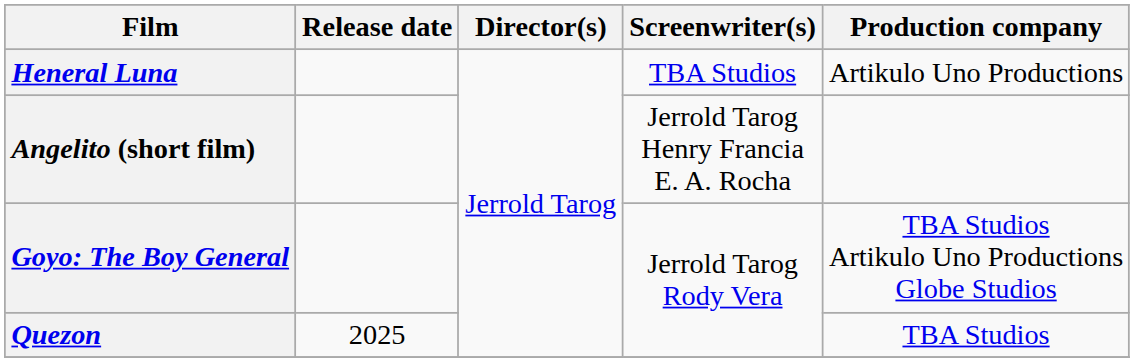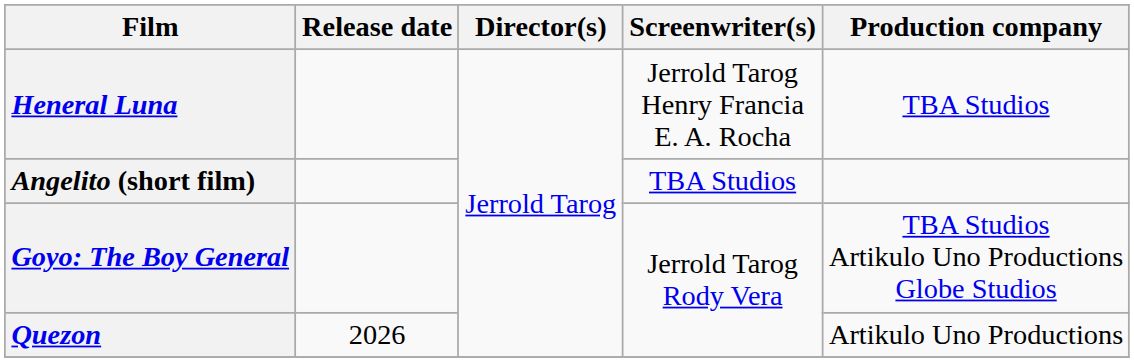(723, 71) TBA Studios -> (723, 103) Jerrold Tarog Henry Francia E. A. Rocha
(976, 71) Artikulo Uno Productions -> (976, 103) TBA Studios
(723, 148) Jerrold Tarog Henry Francia E. A. Rocha -> (723, 180) TBA Studios
(377, 334) 2025 -> (377, 334) 2026
(976, 334) TBA Studios -> (976, 334) Artikulo Uno Productions
